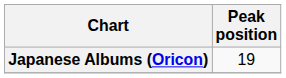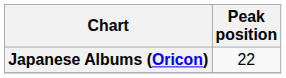(246, 60) 19 -> (246, 60) 22
